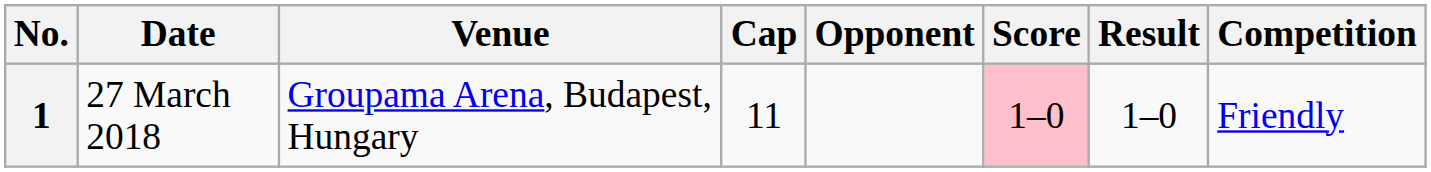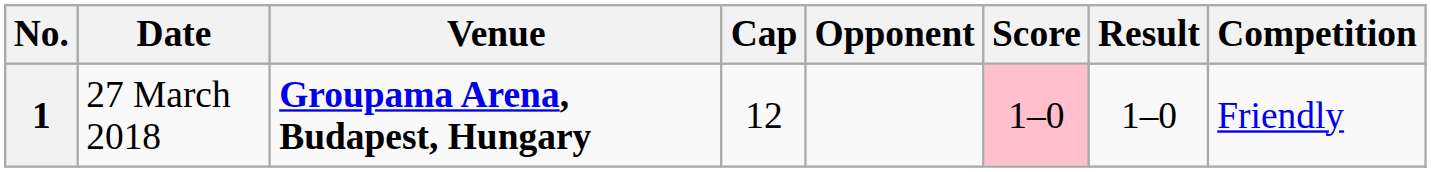(500, 114) normal -> (435, 114) bold
(764, 114) 11 -> (764, 114) 12
